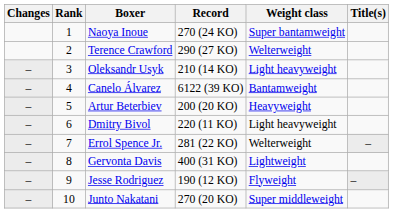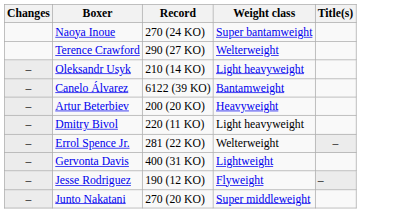- column: (69, 13)
